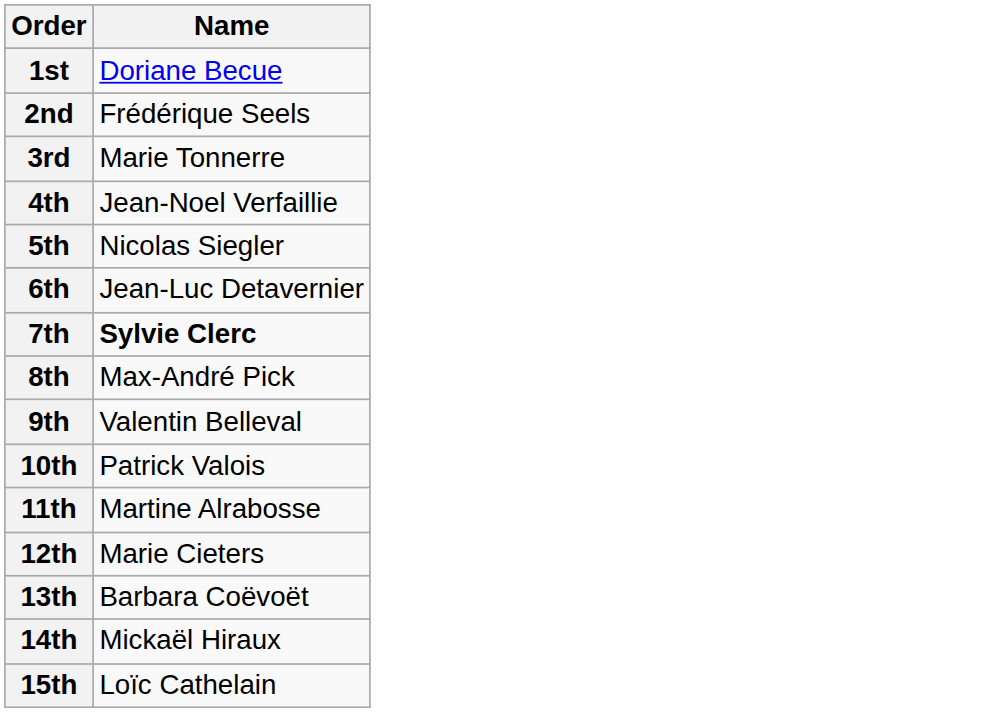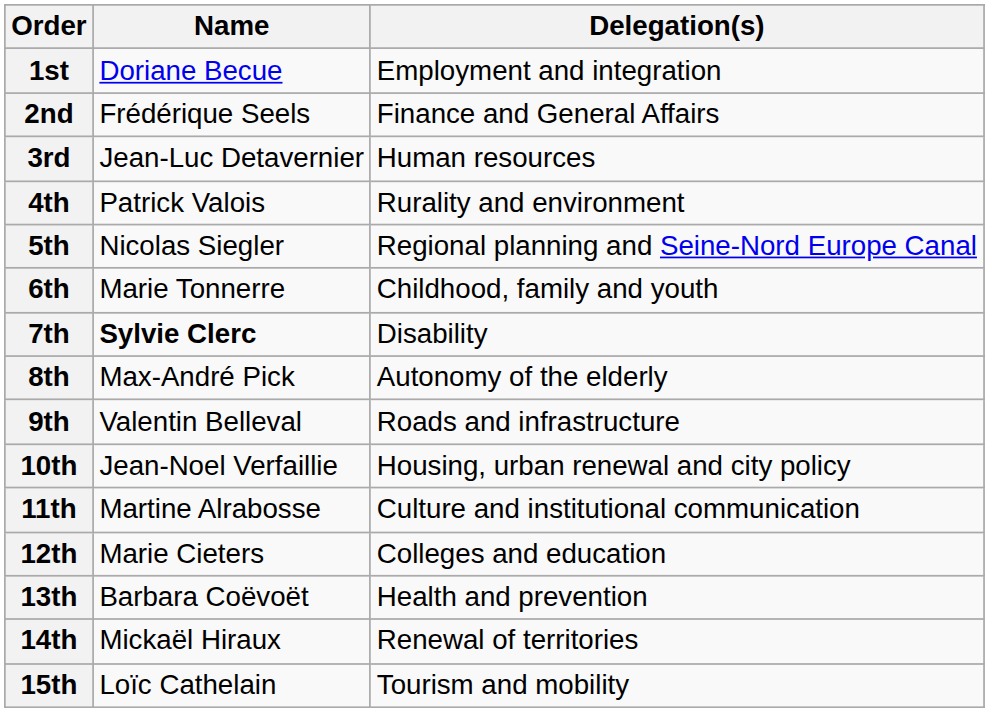+ column: (677, 26)
(192, 158) Marie Tonnerre -> (232, 158) Jean-Luc Detavernier
(219, 202) Jean-Noel Verfaillie -> (182, 202) Patrick Valois
(232, 289) Jean-Luc Detavernier -> (192, 289) Marie Tonnerre
(182, 465) Patrick Valois -> (219, 465) Jean-Noel Verfaillie
